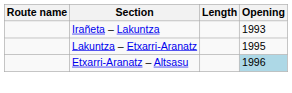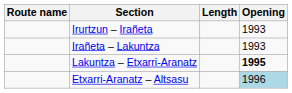+ row: (112, 29)
(254, 46) normal -> (254, 63) bold
